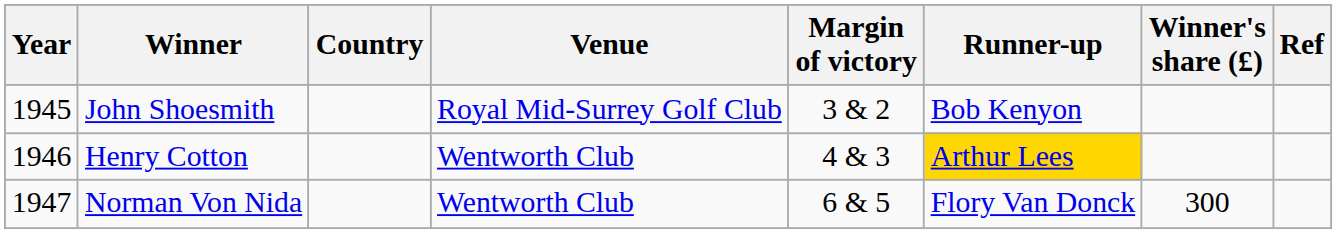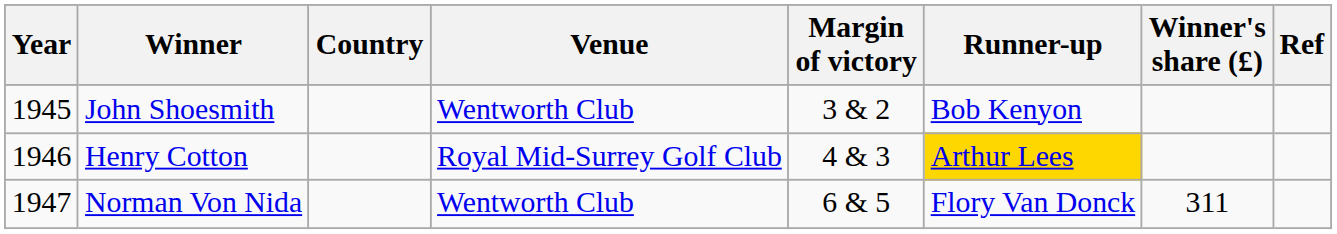(609, 108) Royal Mid-Surrey Golf Club -> (535, 108) Wentworth Club
(535, 155) Wentworth Club -> (609, 155) Royal Mid-Surrey Golf Club
(1207, 203) 300 -> (1207, 203) 311
